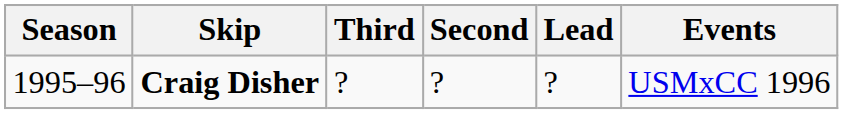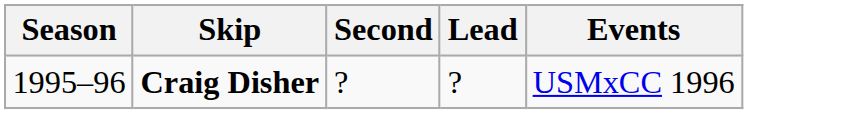- column: (374, 30)
